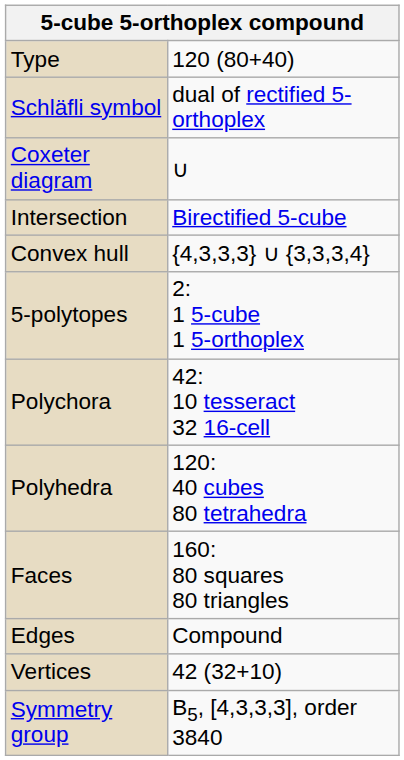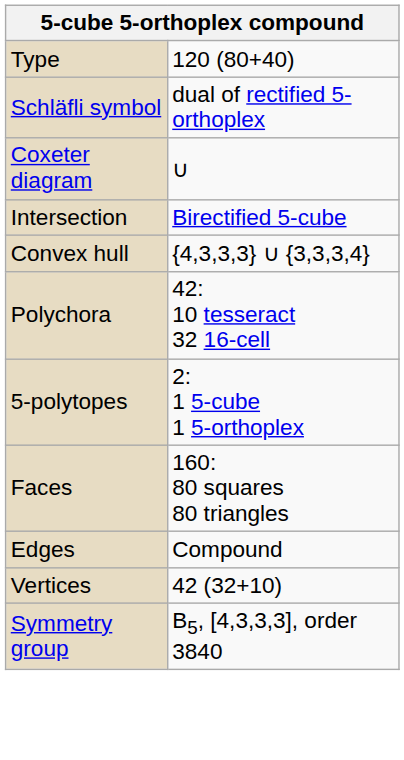rows swapped: (69, 315) <-> (61, 401)
- row: (62, 488)
